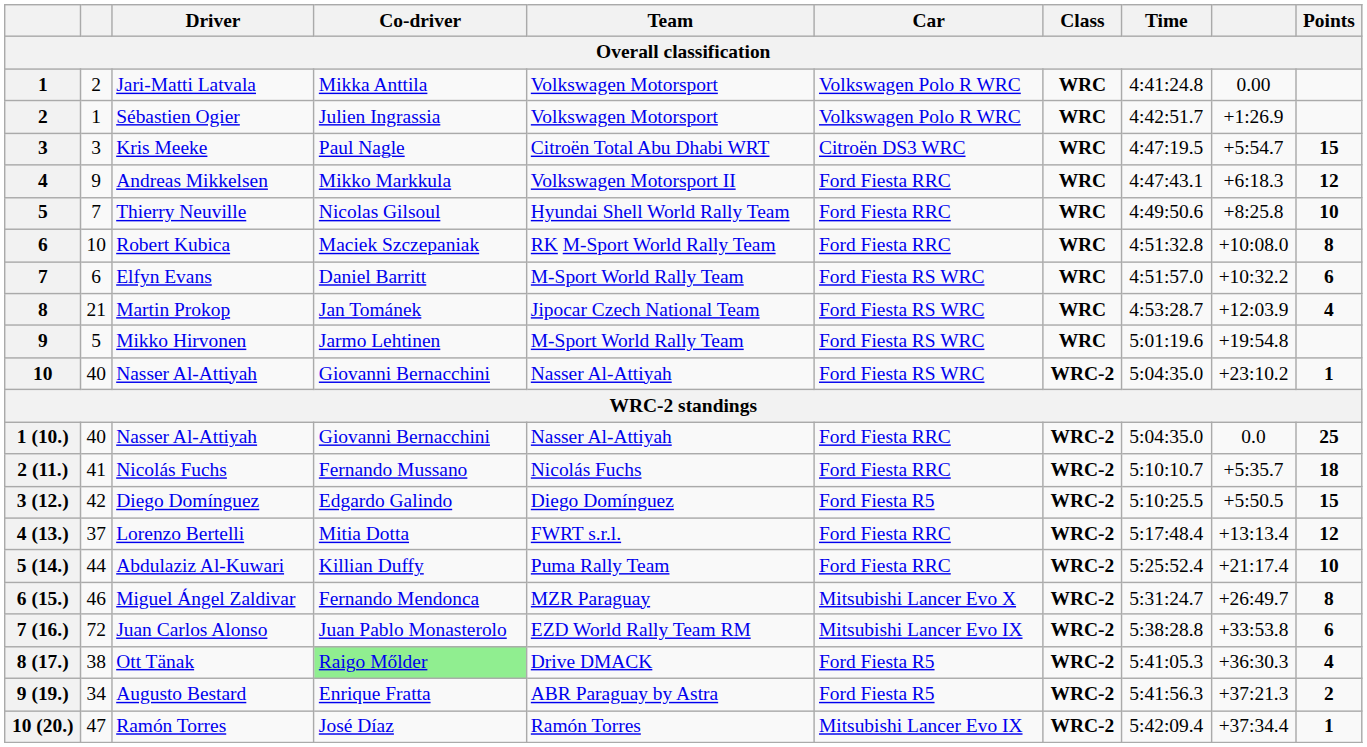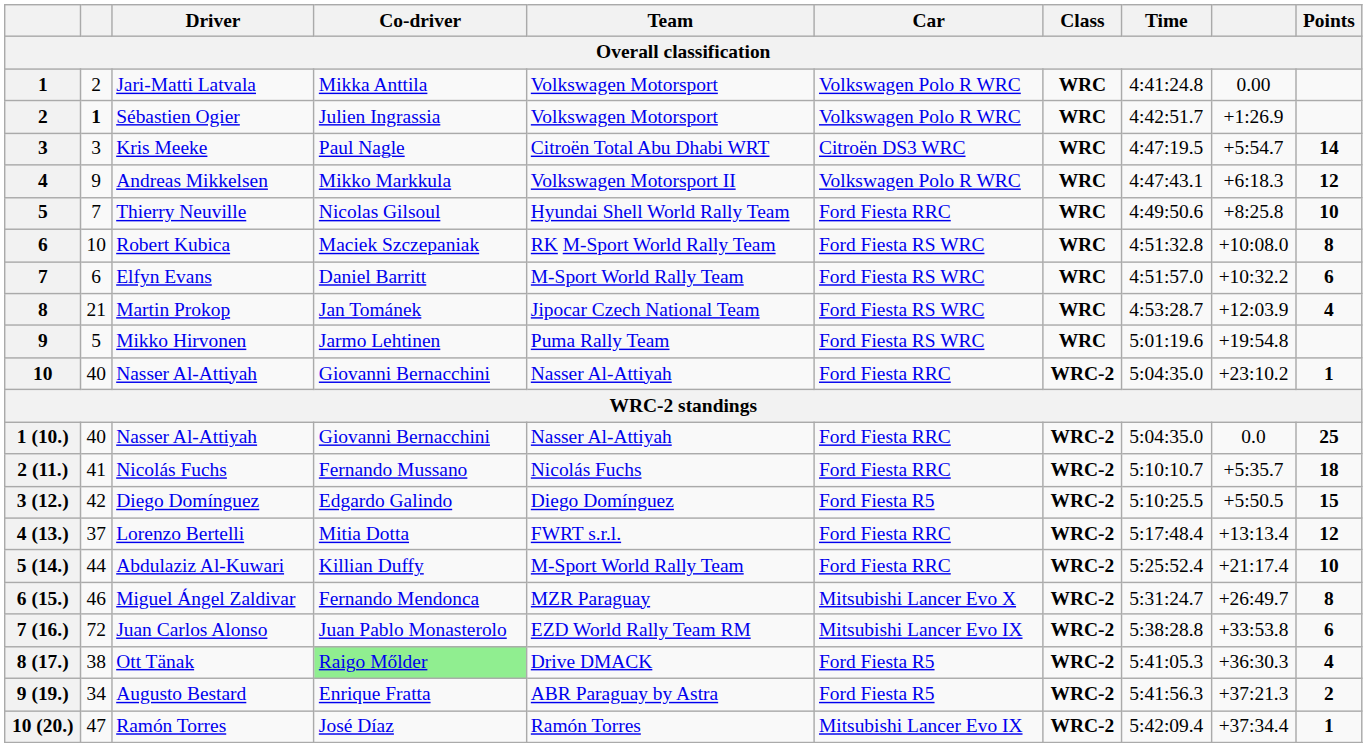(96, 116) normal -> (96, 116) bold
(1329, 148) 15 -> (1329, 148) 14
(885, 180) Ford Fiesta RRC -> (920, 180) Volkswagen Polo R WRC
(885, 244) Ford Fiesta RRC -> (902, 244) Ford Fiesta RS WRC
(637, 340) M-Sport World Rally Team -> (600, 340) Puma Rally Team
(902, 373) Ford Fiesta RS WRC -> (885, 373) Ford Fiesta RRC
(600, 565) Puma Rally Team -> (637, 565) M-Sport World Rally Team
